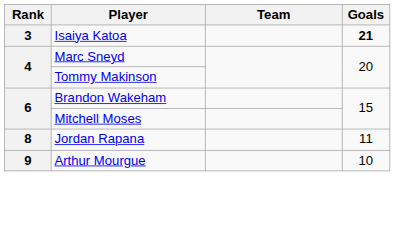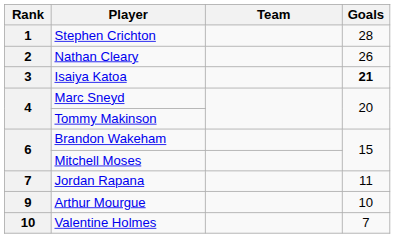+ row: (105, 35)
+ row: (96, 56)
(28, 139) 8 -> (28, 181) 7
+ row: (105, 222)
